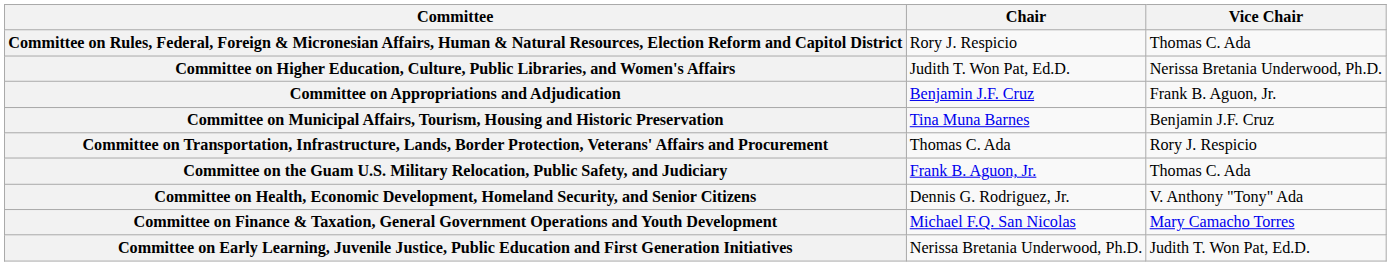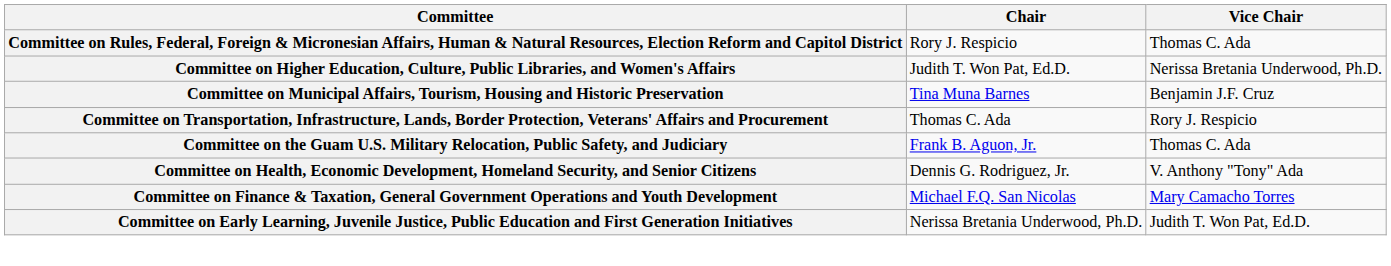- row: (455, 94)
